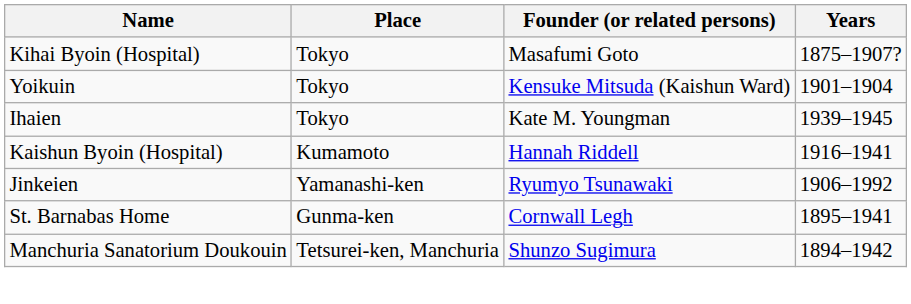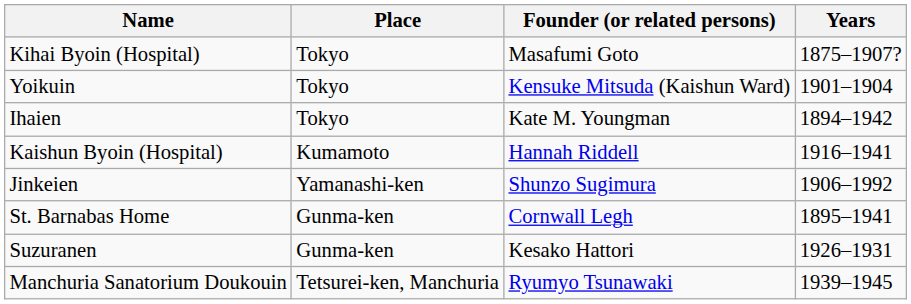(846, 119) 1939–1945 -> (846, 119) 1894–1942
(591, 184) Ryumyo Tsunawaki -> (582, 184) Shunzo Sugimura
+ row: (53, 250)
(582, 250) Shunzo Sugimura -> (591, 282) Ryumyo Tsunawaki
(846, 250) 1894–1942 -> (846, 282) 1939–1945
